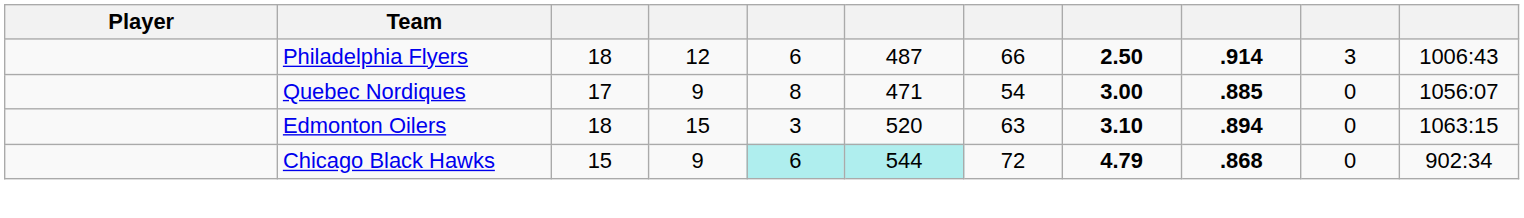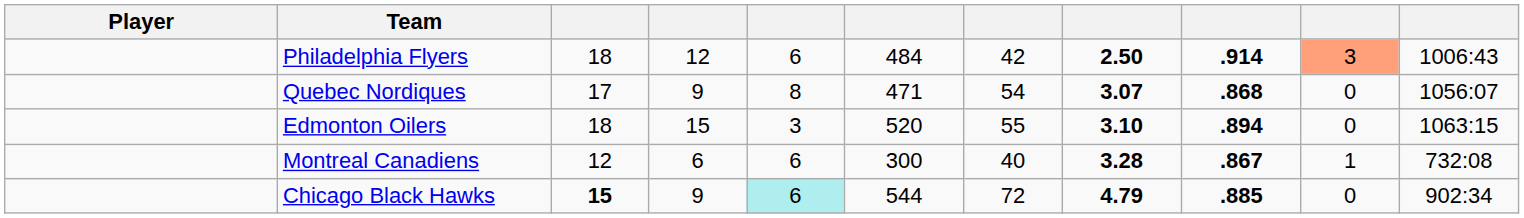(904, 56) 487 -> (904, 56) 484
(1013, 56) 66 -> (1013, 56) 42
(1350, 56) no background -> (1350, 56) lightsalmon background
(1122, 91) 3.00 -> (1122, 91) 3.07
(1241, 91) .885 -> (1241, 91) .868
(1013, 126) 63 -> (1013, 126) 55
+ row: (381, 160)
(600, 160) normal -> (600, 195) bold
(904, 160) paleturquoise background -> (904, 195) no background
(1241, 160) .868 -> (1241, 195) .885
